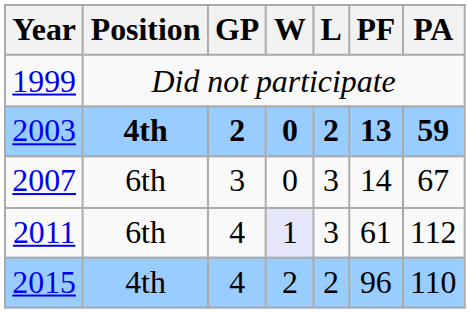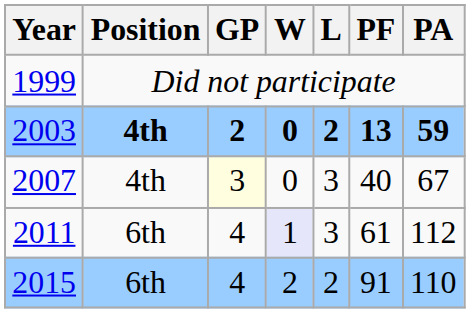(146, 181) 6th -> (146, 181) 4th
(237, 181) no background -> (237, 181) lightyellow background
(376, 181) 14 -> (376, 181) 40
(146, 282) 4th -> (146, 282) 6th
(376, 282) 96 -> (376, 282) 91
